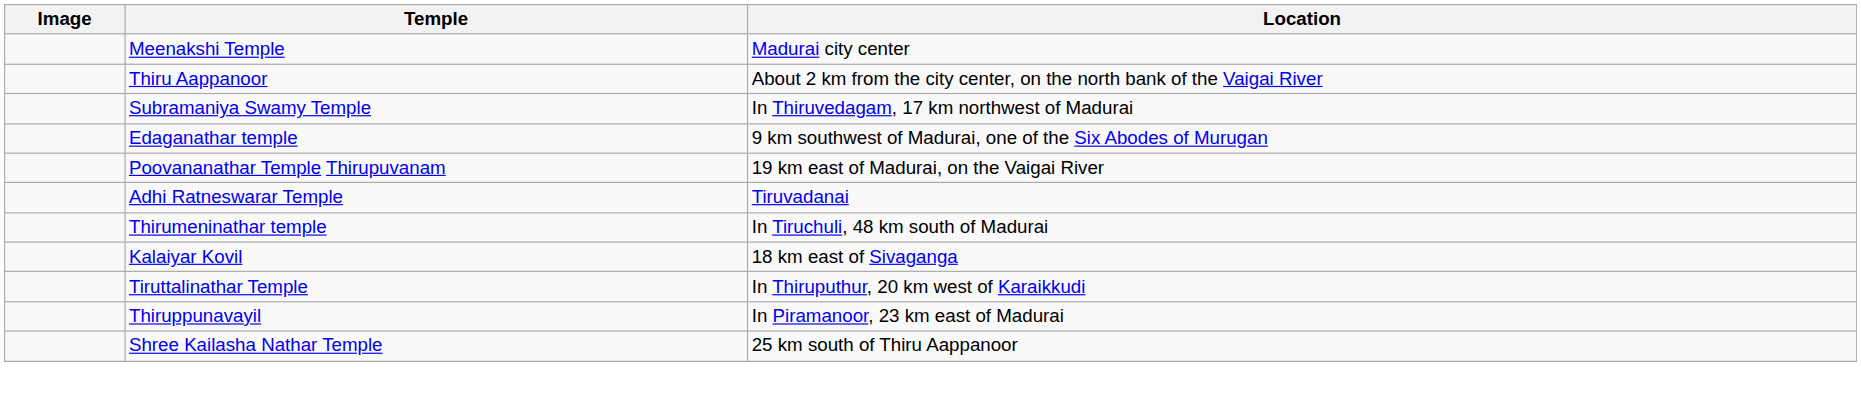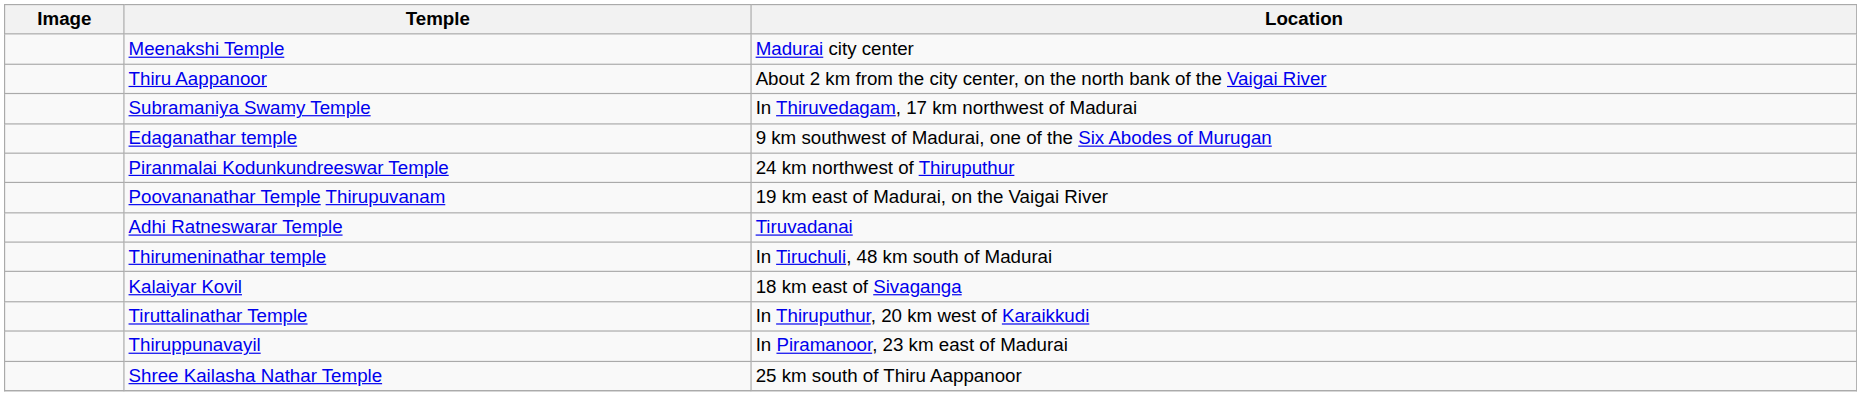+ row: (289, 167)
